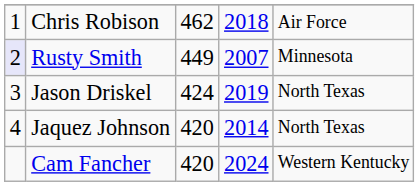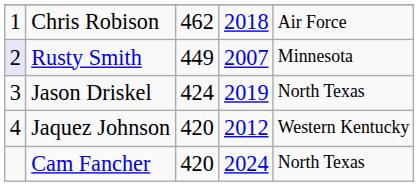(246, 127) 2014 -> (246, 127) 2012
(321, 127) North Texas -> (344, 127) Western Kentucky
(344, 163) Western Kentucky -> (321, 163) North Texas
